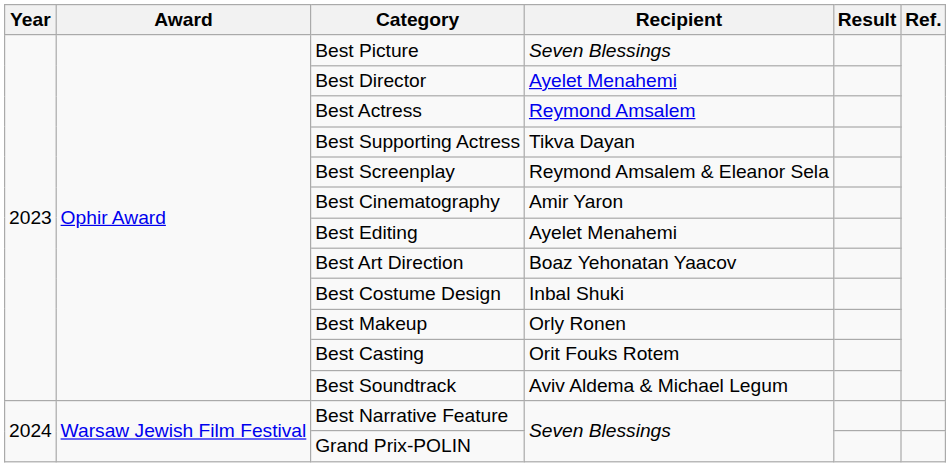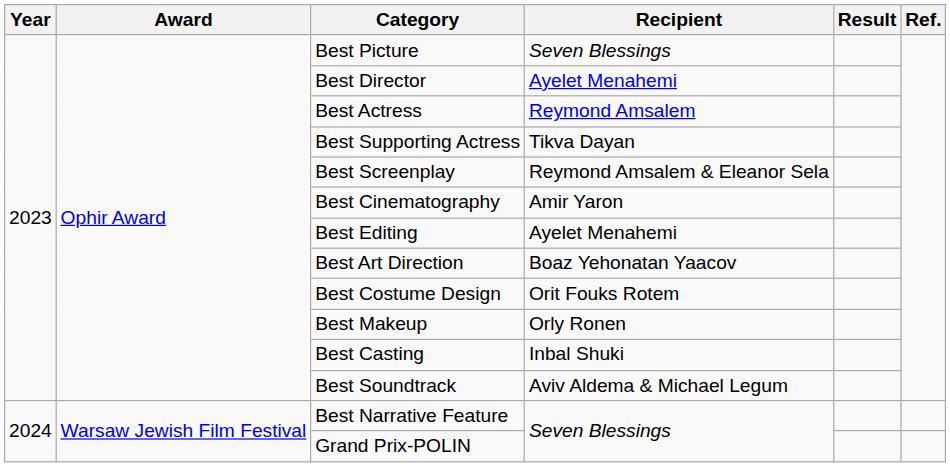(576, 293) Inbal Shuki -> (604, 293) Orit Fouks Rotem
(604, 354) Orit Fouks Rotem -> (576, 354) Inbal Shuki
